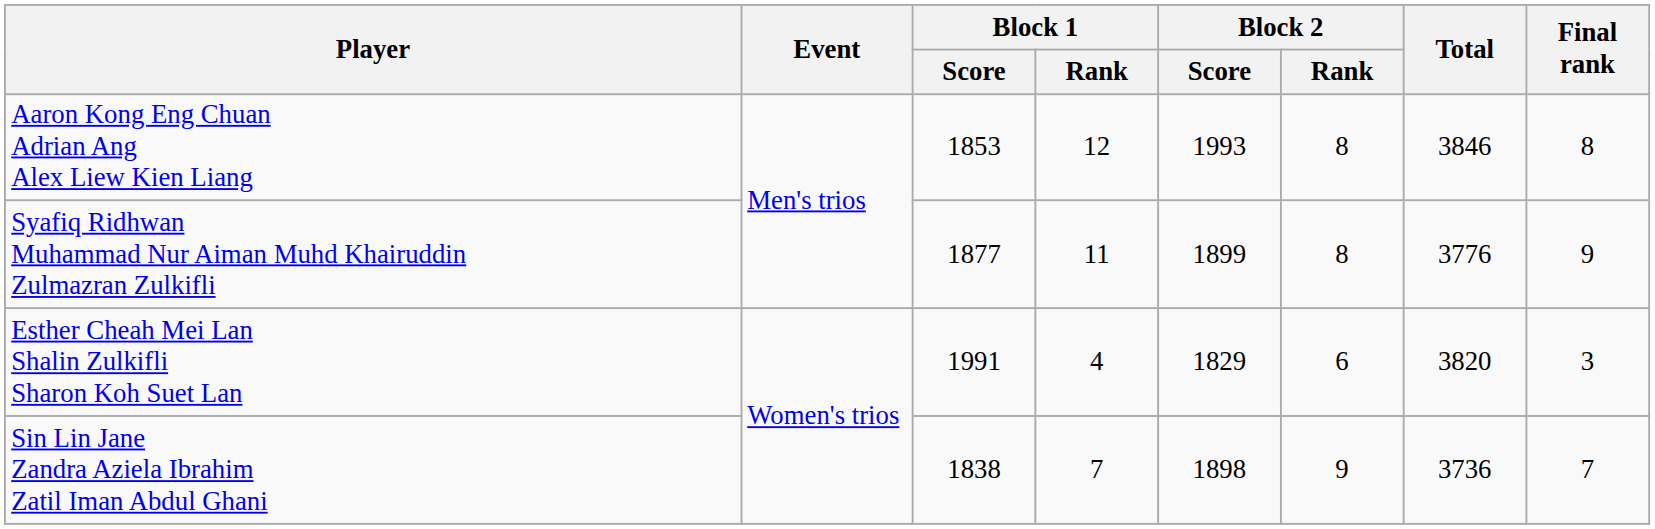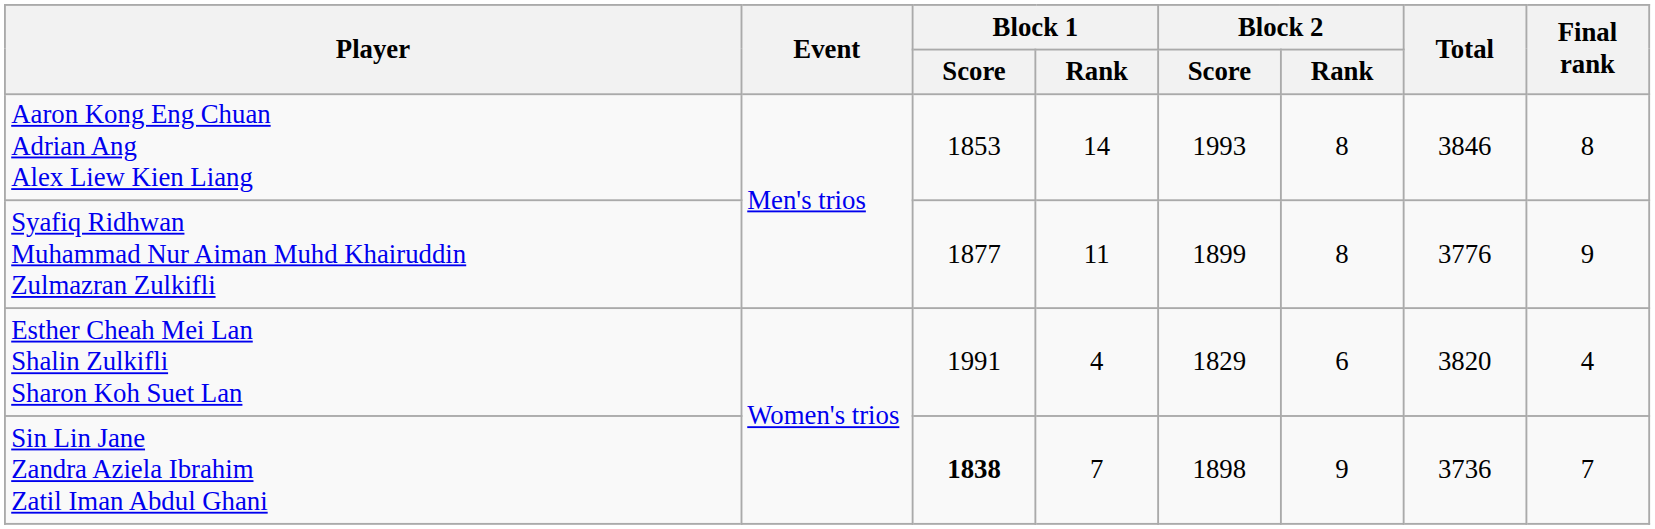(1097, 146) 12 -> (1097, 146) 14
(1587, 361) 3 -> (1587, 361) 4
(974, 469) normal -> (974, 469) bold
